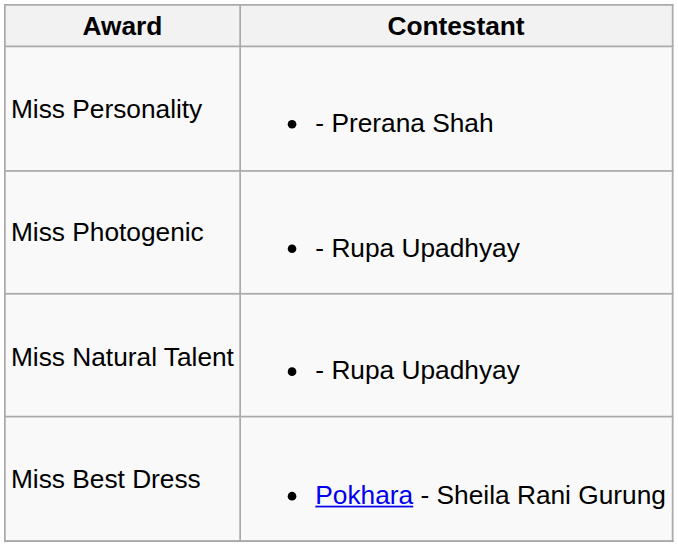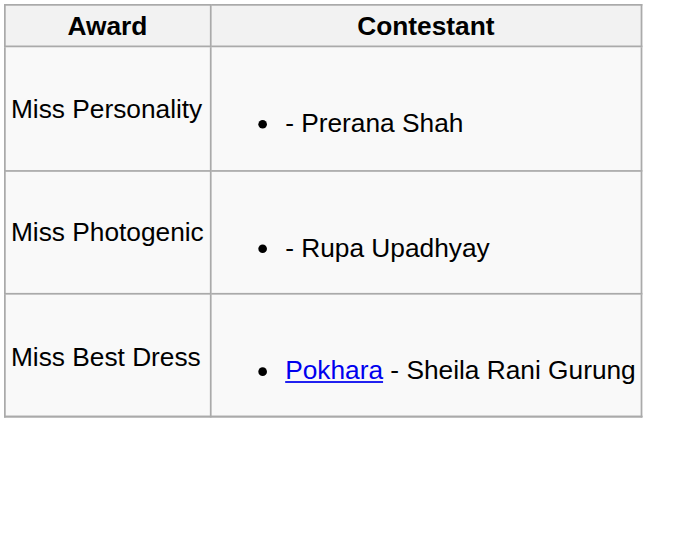- row: (122, 356)
